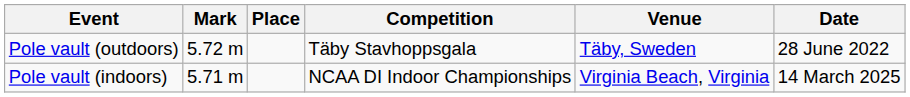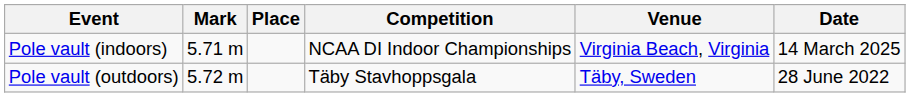rows swapped: (88, 77) <-> (94, 48)
